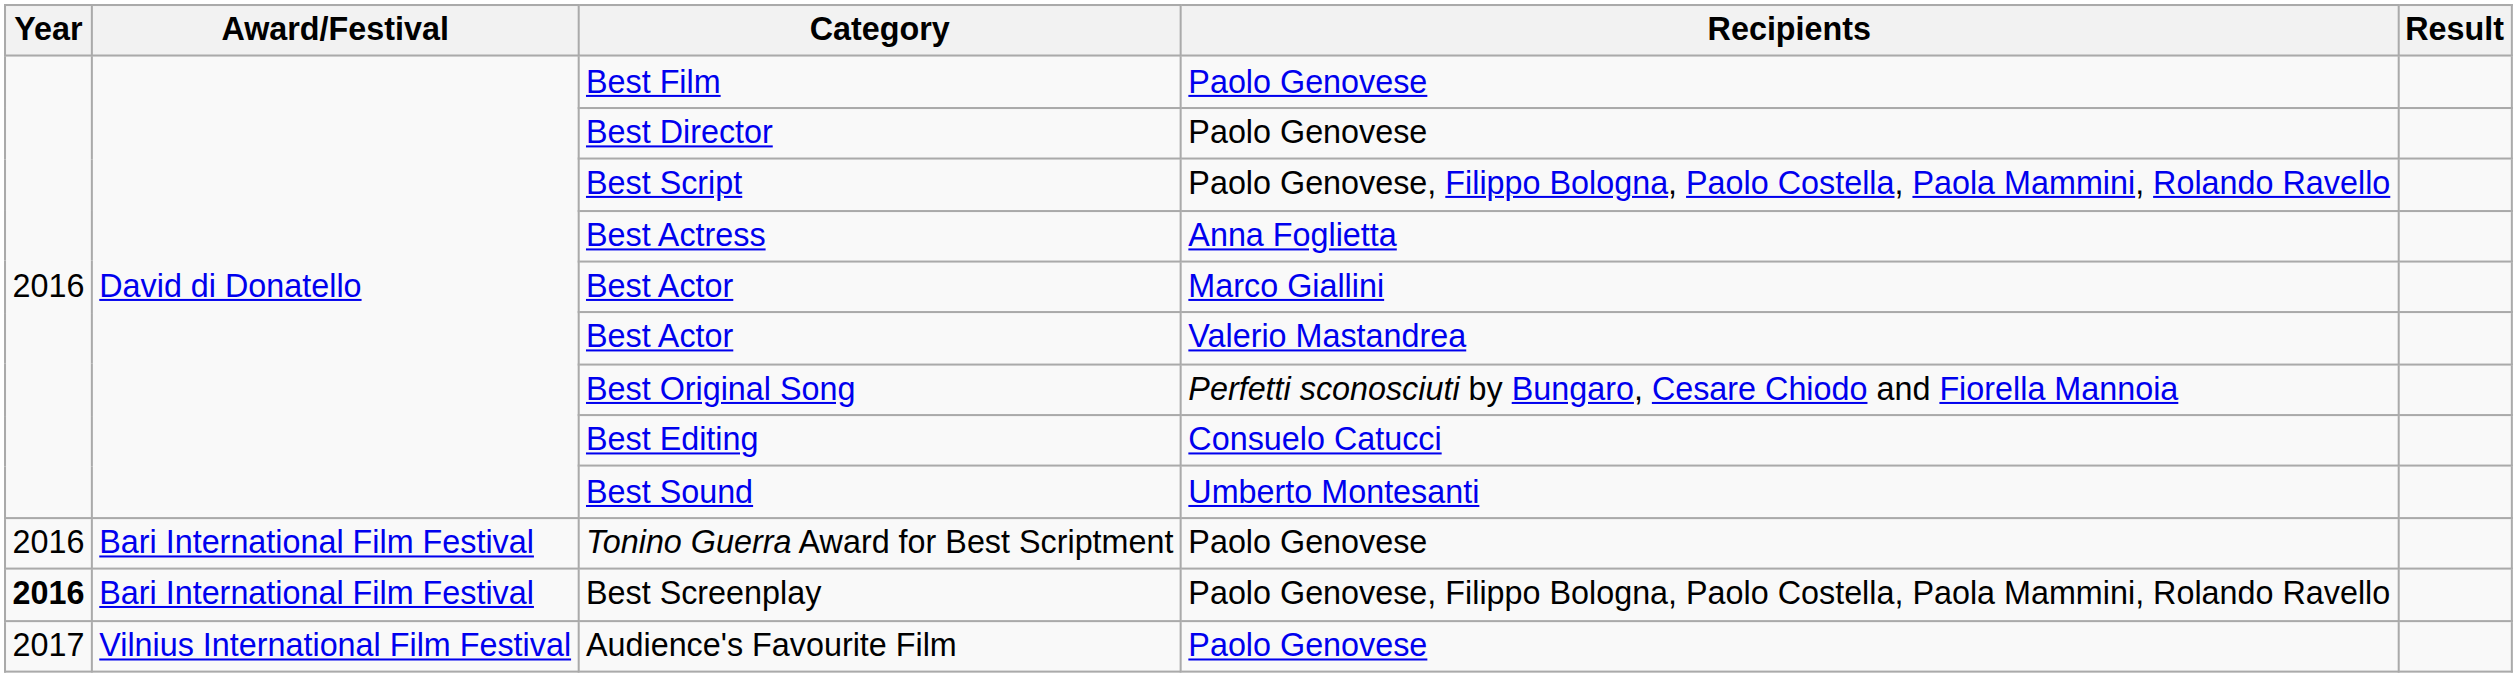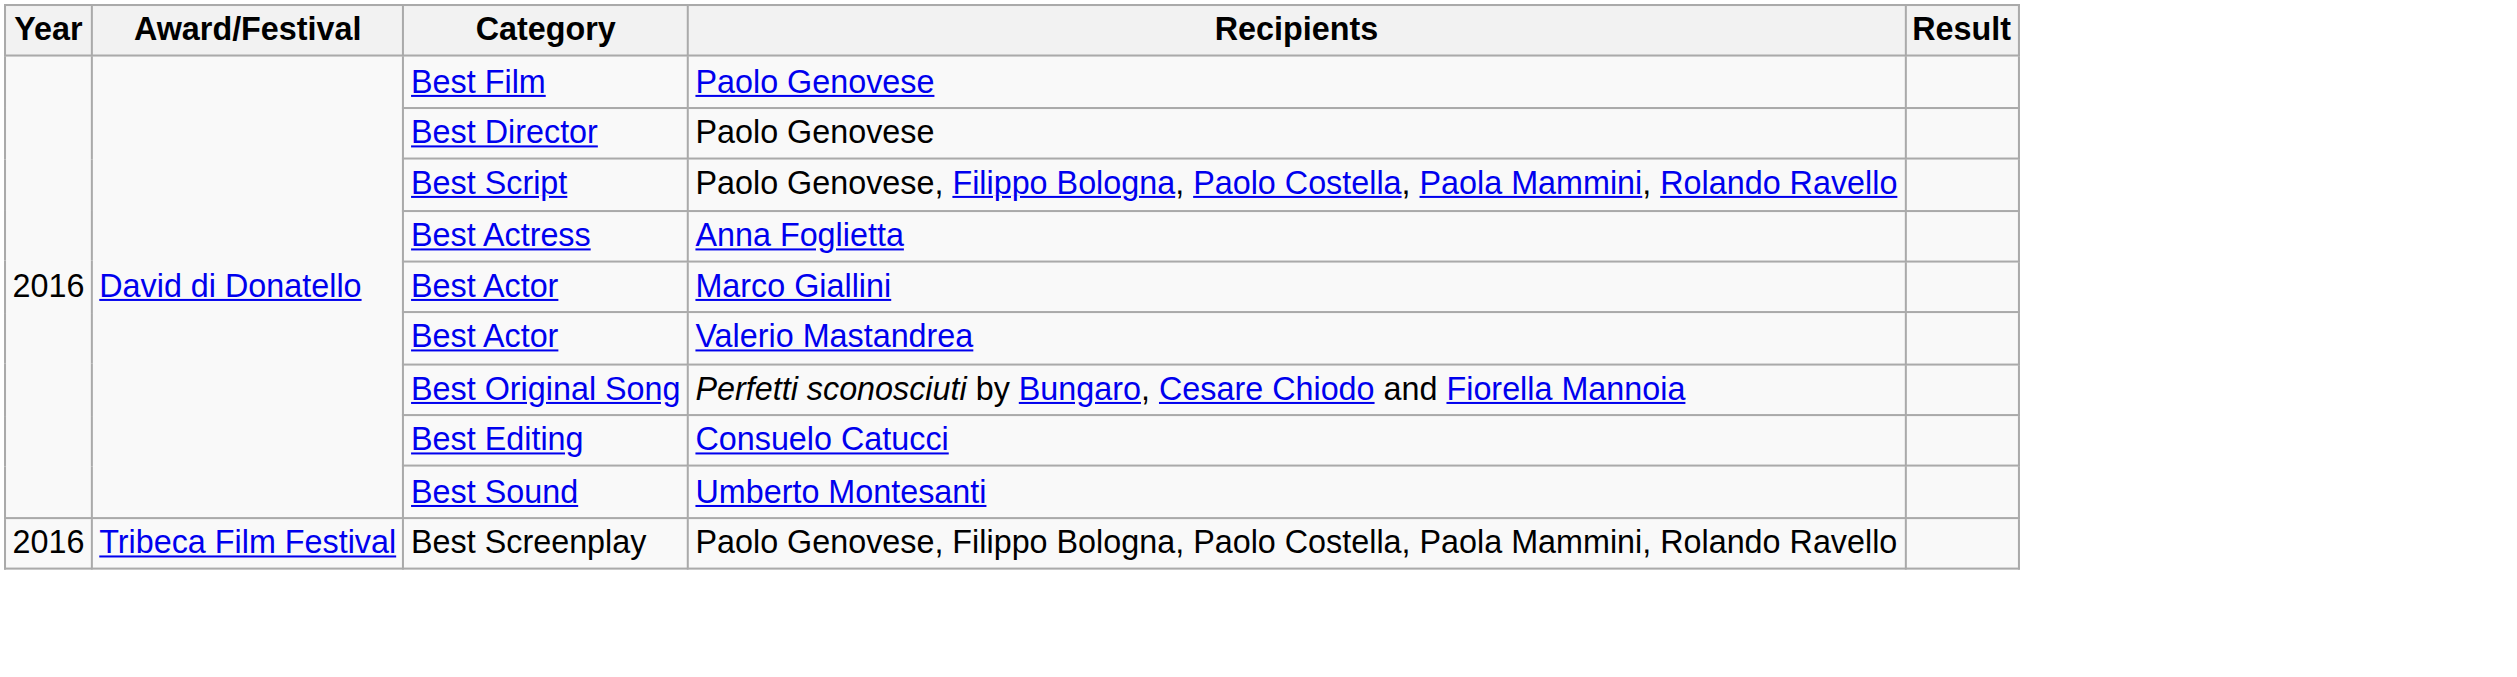- row: (880, 542)
(48, 593) bold -> (48, 542) normal
(317, 593) Bari International Film Festival -> (248, 542) Tribeca Film Festival
- row: (771, 645)
